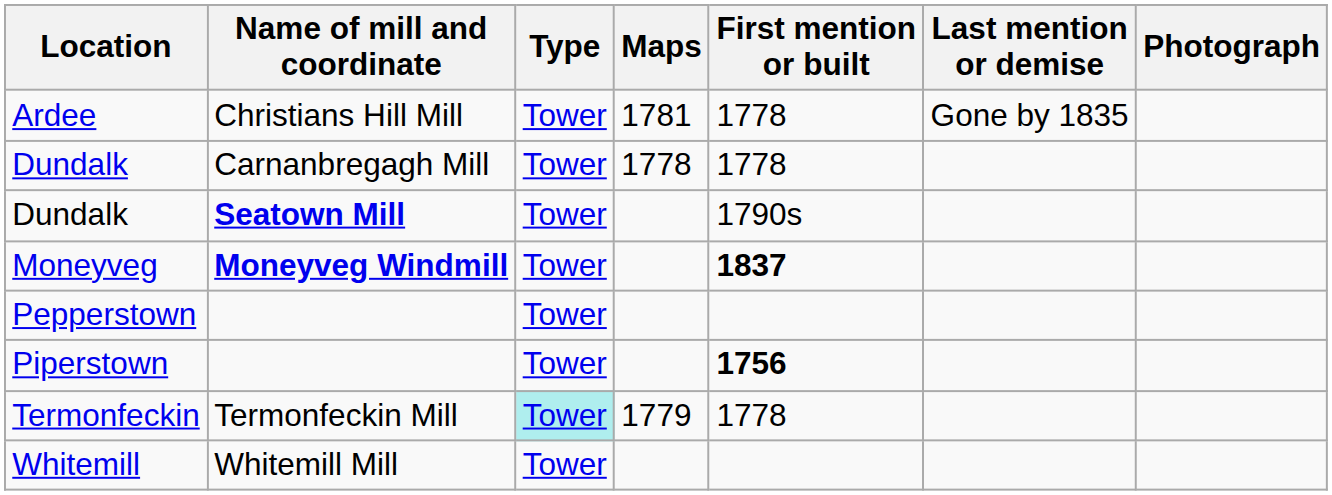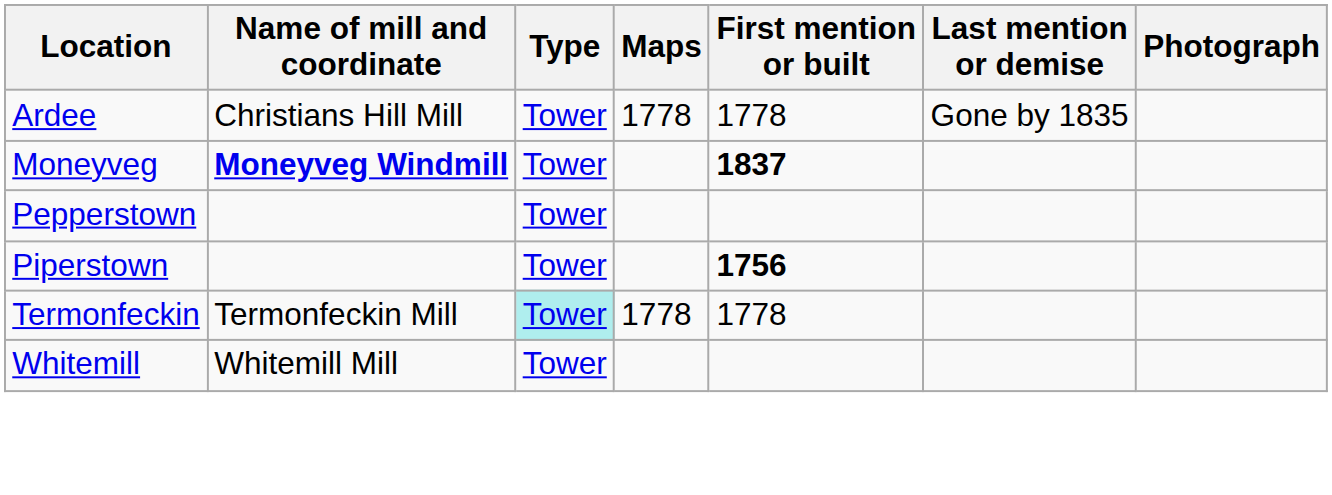(656, 114) 1781 -> (656, 114) 1778
- row: (70, 164)
- row: (70, 214)
(656, 414) 1779 -> (656, 314) 1778
